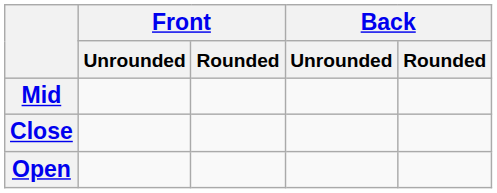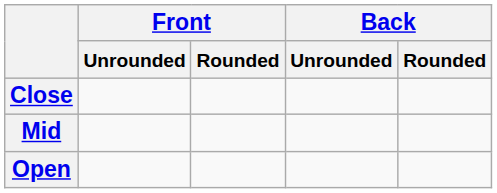rows swapped: (41, 132) <-> (41, 95)
